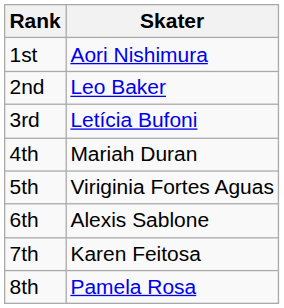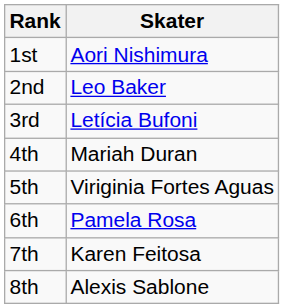(140, 220) Alexis Sablone -> (133, 220) Pamela Rosa
(133, 287) Pamela Rosa -> (140, 287) Alexis Sablone
